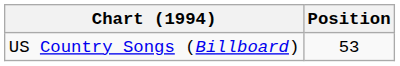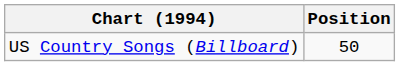(349, 47) 53 -> (349, 47) 50
